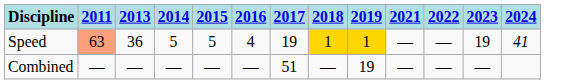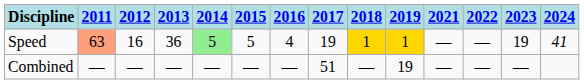+ column: (135, 16)
(174, 41) no background -> (212, 41) lightgreen background
